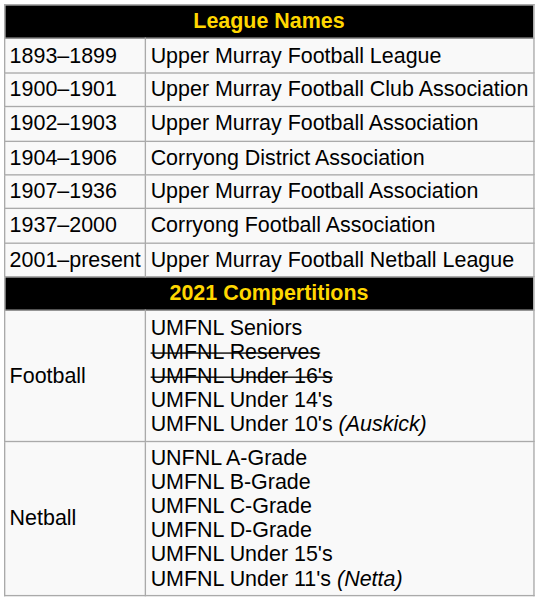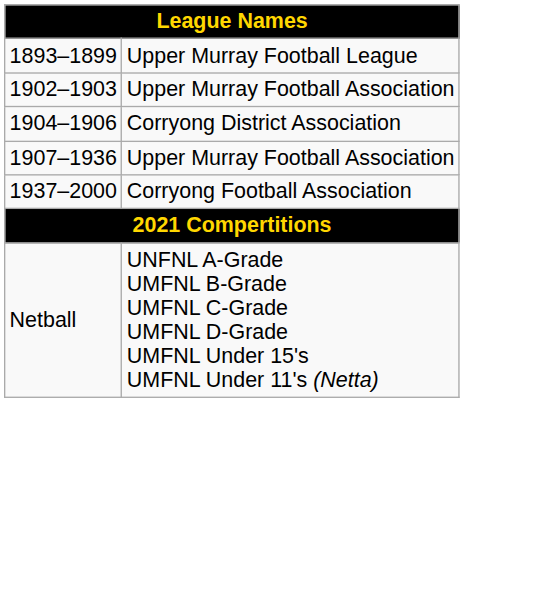- row: (63, 89)
- row: (75, 259)
- row: (48, 375)
